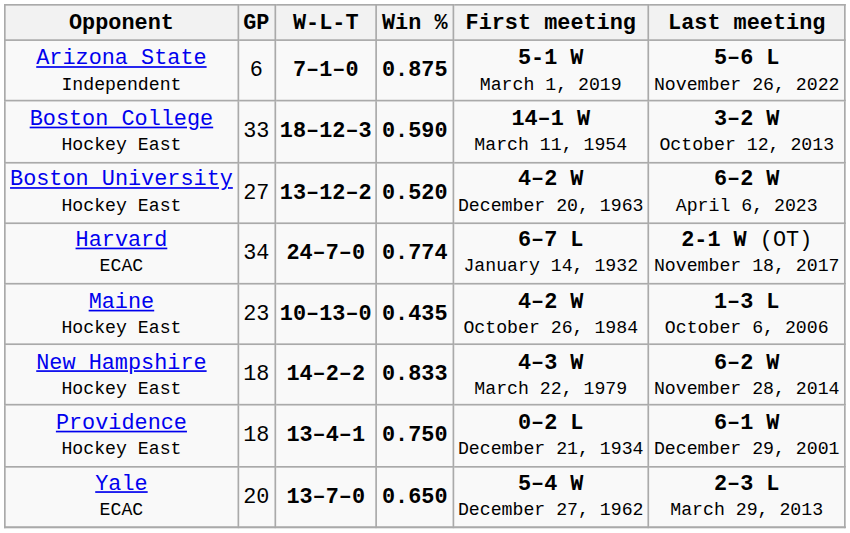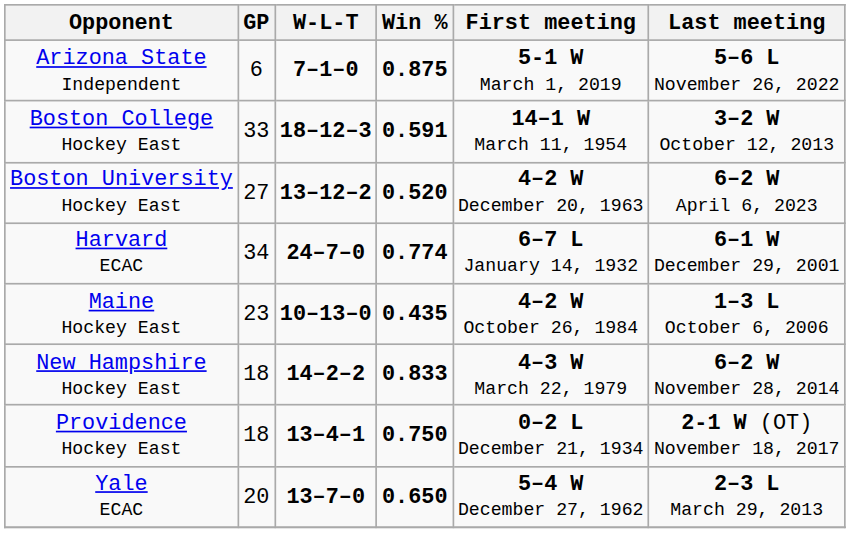(415, 132) 0.590 -> (415, 132) 0.591
(747, 252) 2-1 W (OT) November 18, 2017 -> (747, 252) 6–1 W December 29, 2001
(747, 435) 6–1 W December 29, 2001 -> (747, 435) 2-1 W (OT) November 18, 2017
